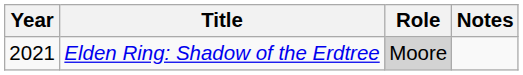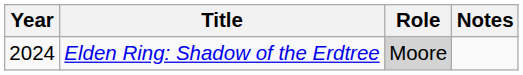(32, 53) 2021 -> (32, 53) 2024
